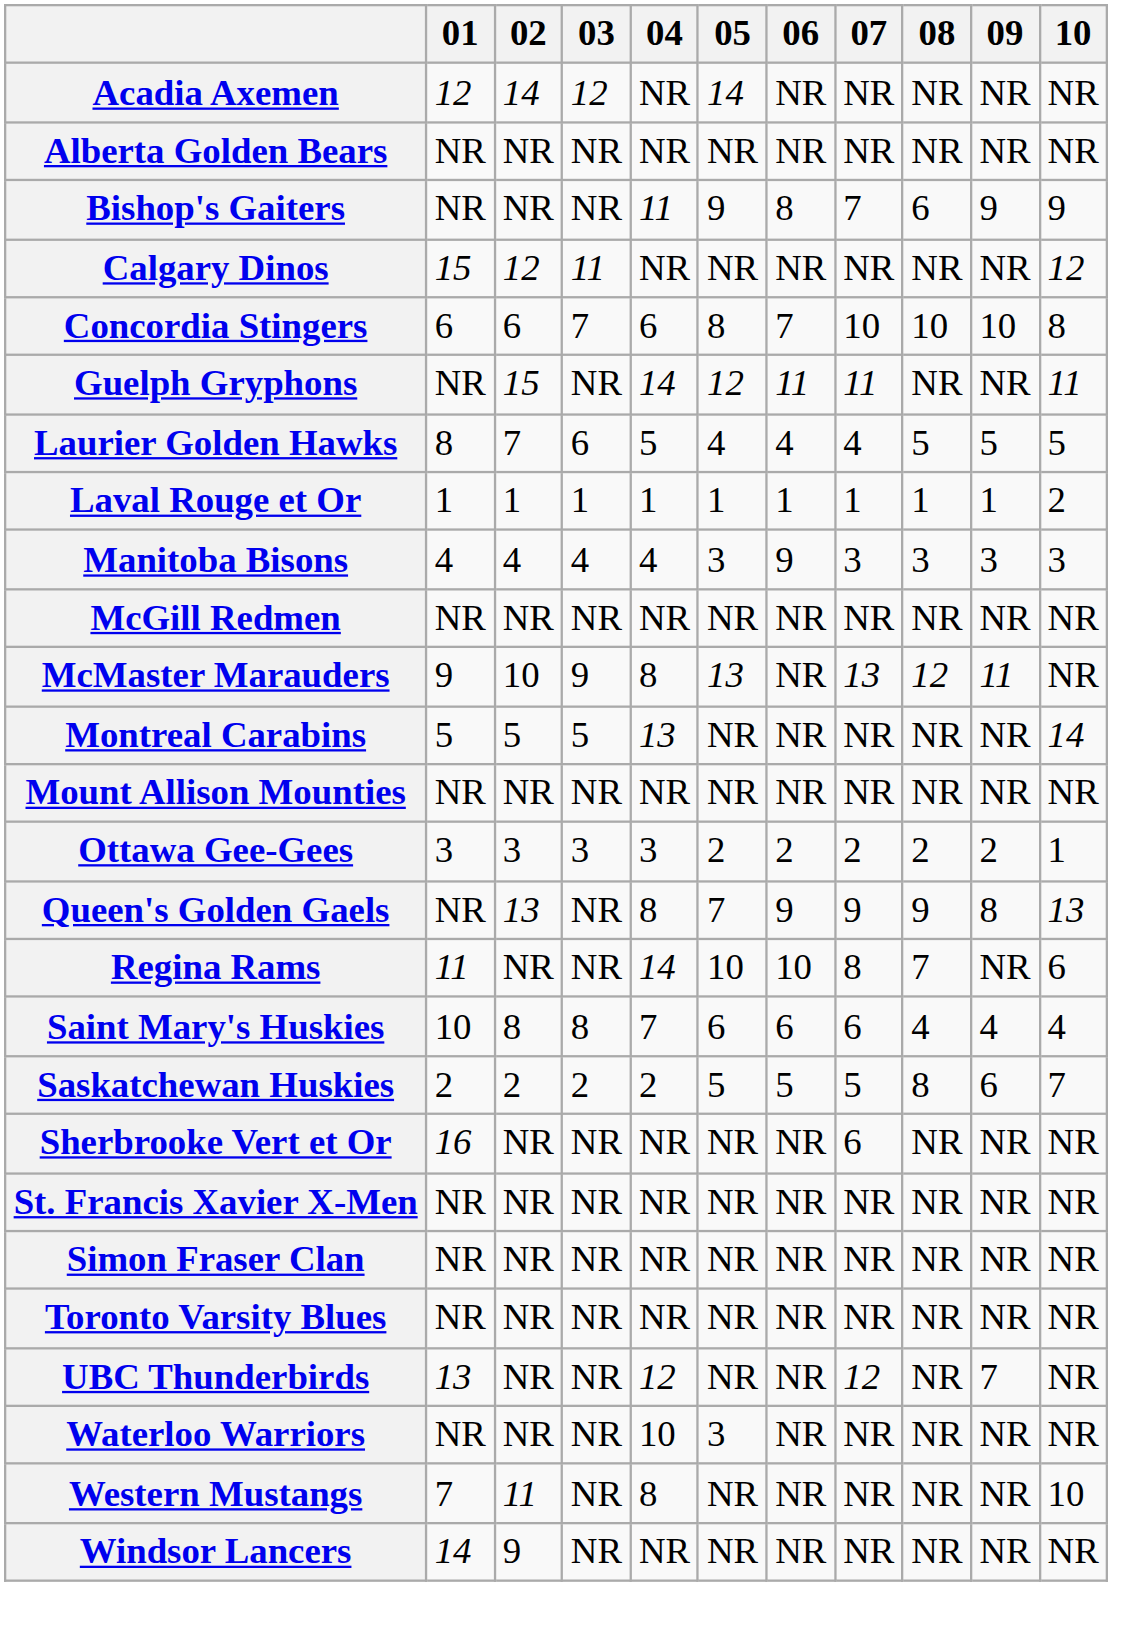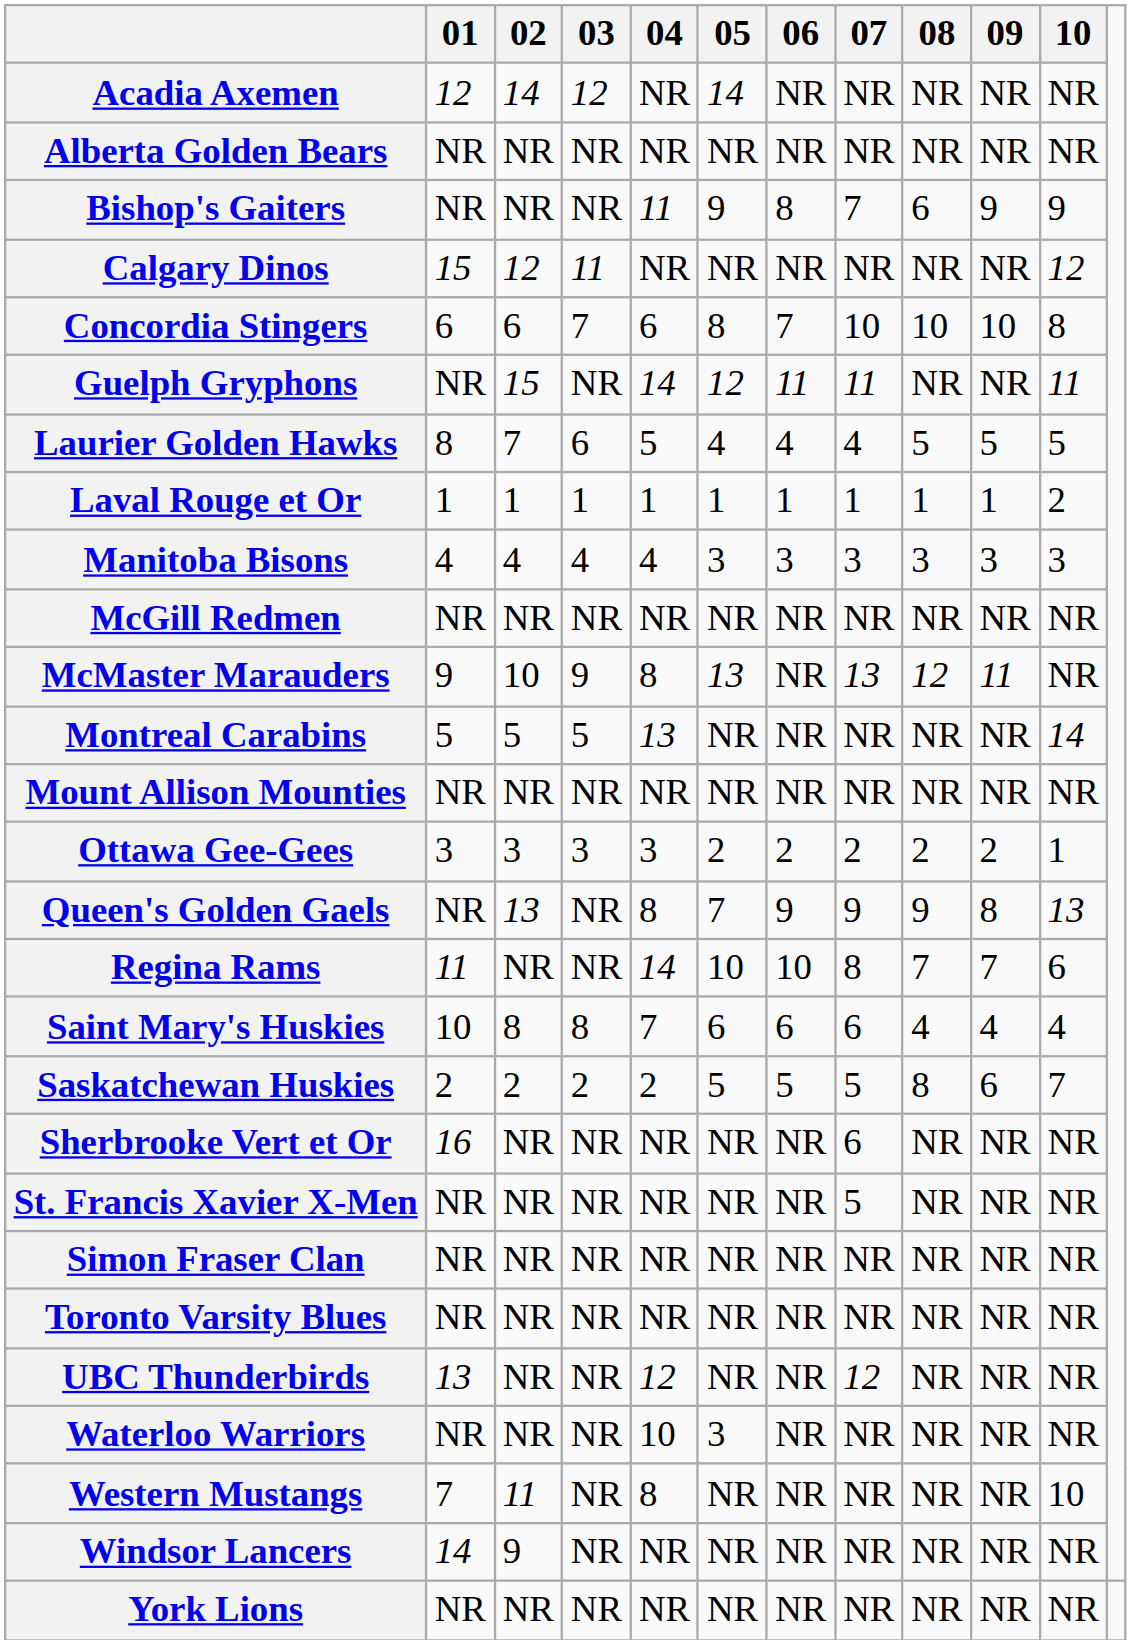(784, 558) 9 -> (784, 558) 3
(1005, 967) NR -> (989, 967) 7
(869, 1200) NR -> (852, 1200) 5
(989, 1376) 7 -> (1005, 1376) NR
+ row: (216, 1609)
